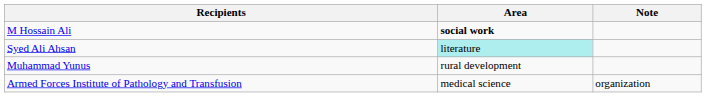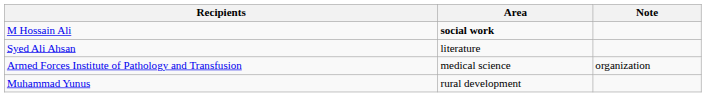(460, 48) paleturquoise background -> (460, 48) no background
rows swapped: (49, 65) <-> (124, 83)
